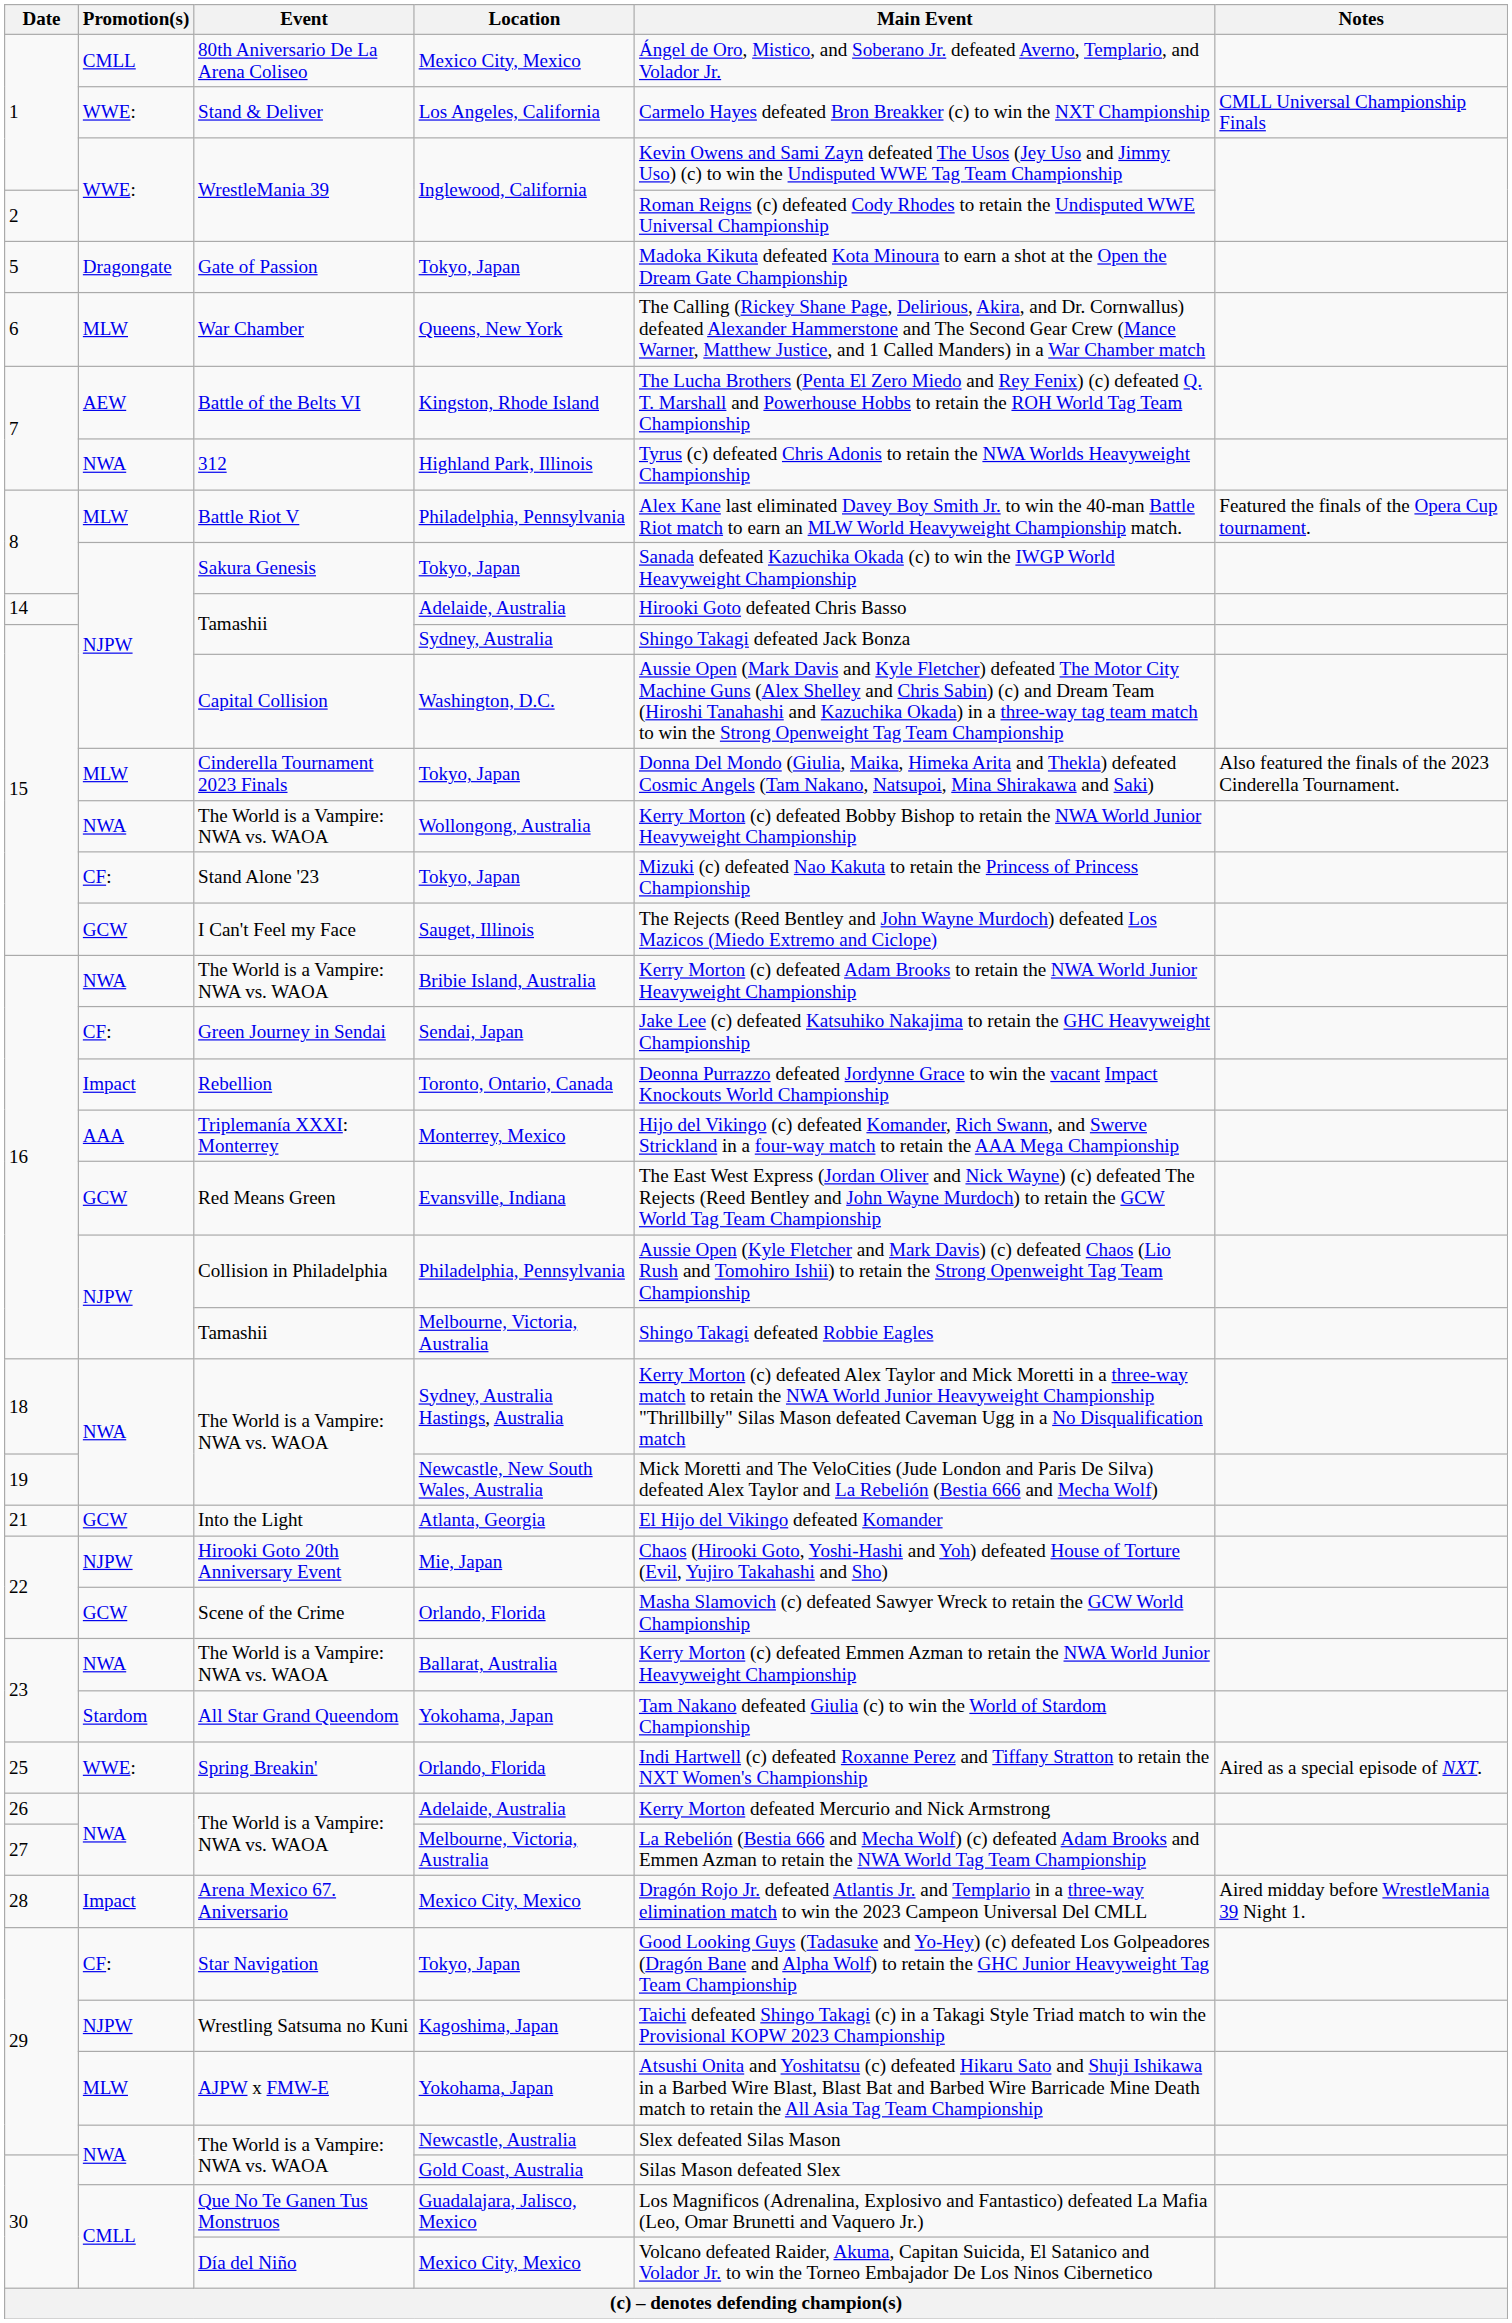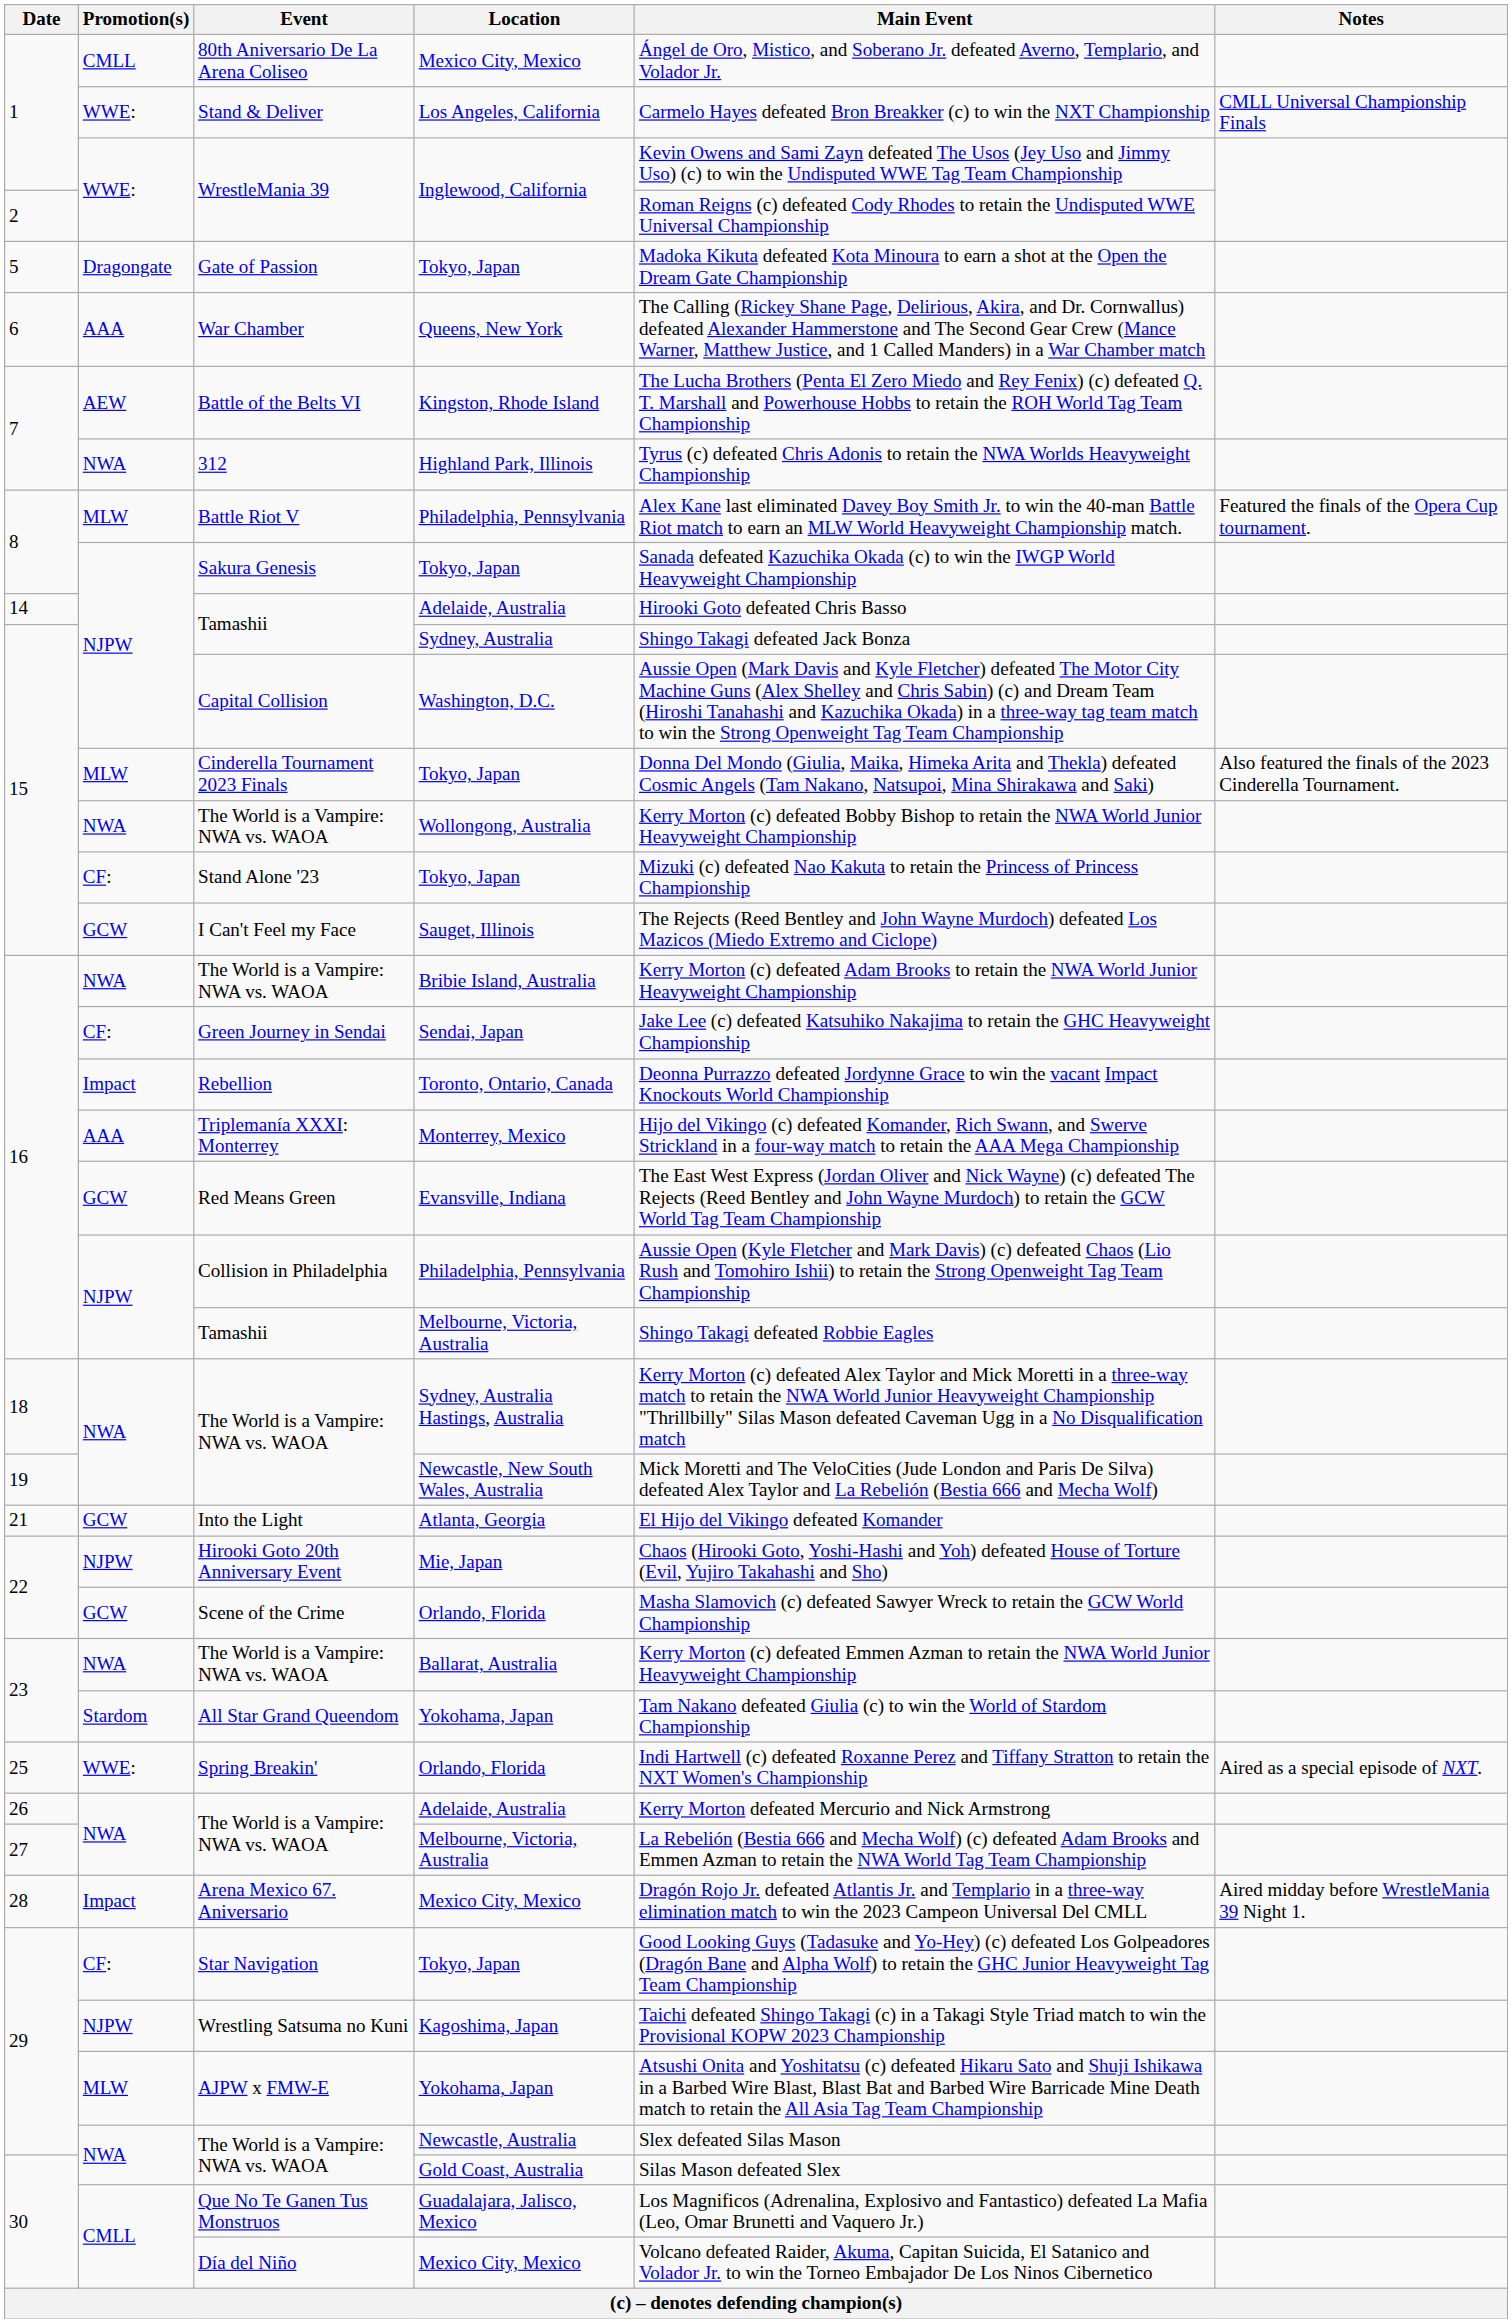(105, 329) MLW -> (103, 329) AAA
